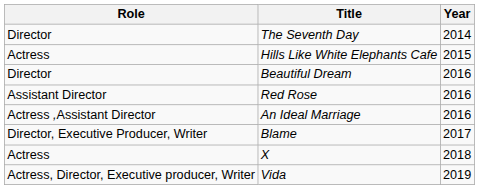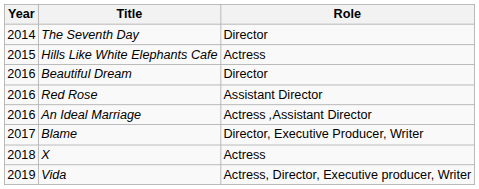columns swapped: (457, 14) <-> (131, 14)
